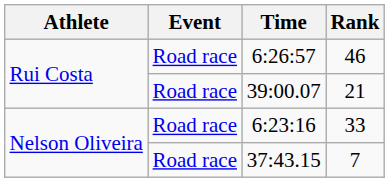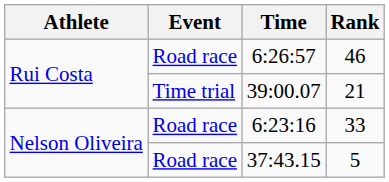(195, 91) Road race -> (194, 91) Time trial
(355, 160) 7 -> (355, 160) 5
